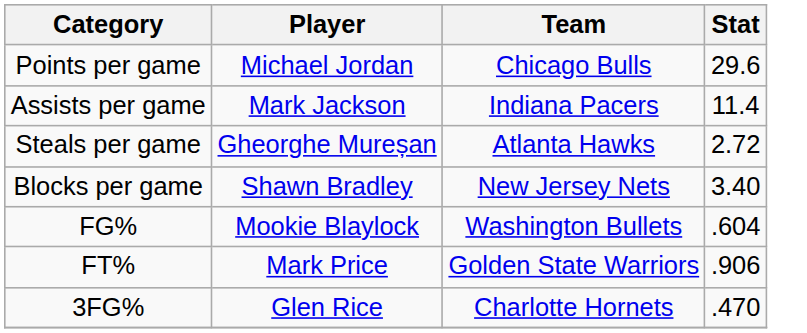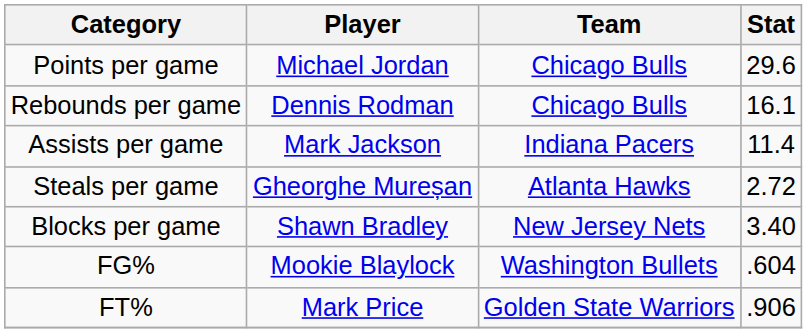+ row: (126, 105)
- row: (108, 307)
